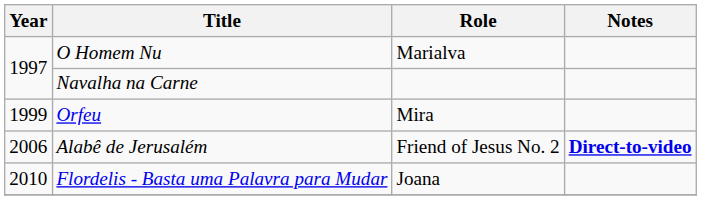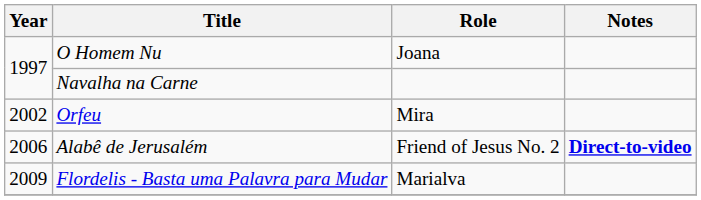(431, 52) Marialva -> (418, 52) Joana
(28, 115) 1999 -> (28, 115) 2002
(28, 178) 2010 -> (28, 178) 2009
(418, 178) Joana -> (431, 178) Marialva
